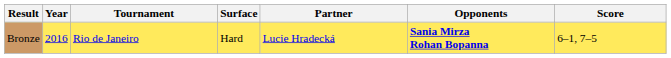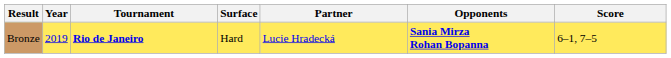(56, 37) 2016 -> (56, 37) 2019
(106, 37) normal -> (108, 37) bold
